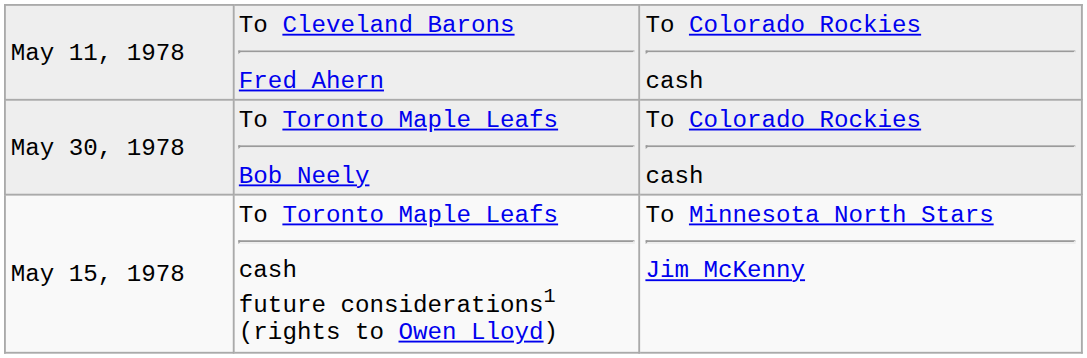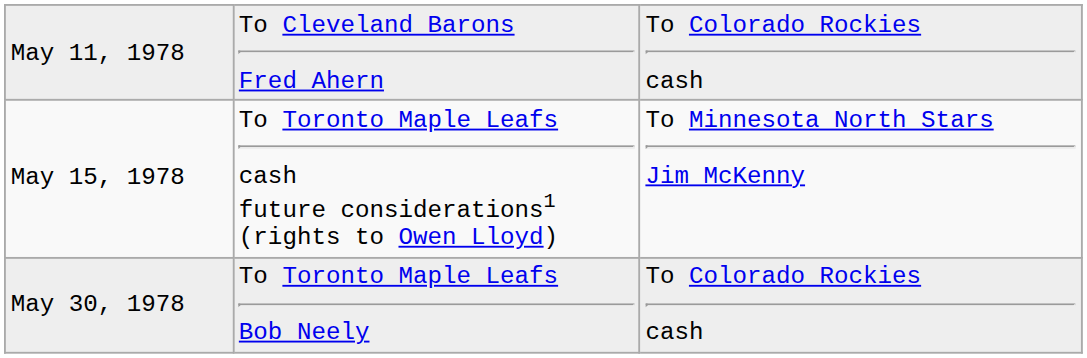rows swapped: (98, 274) <-> (98, 148)
